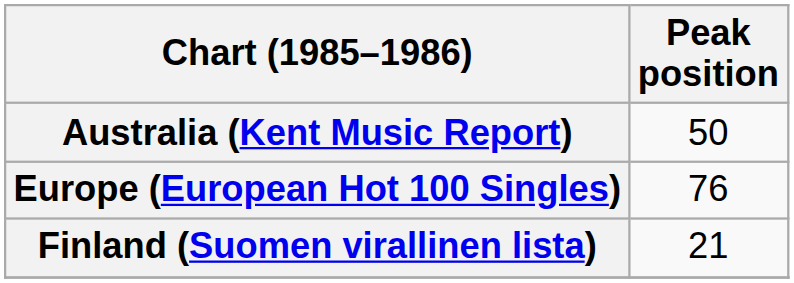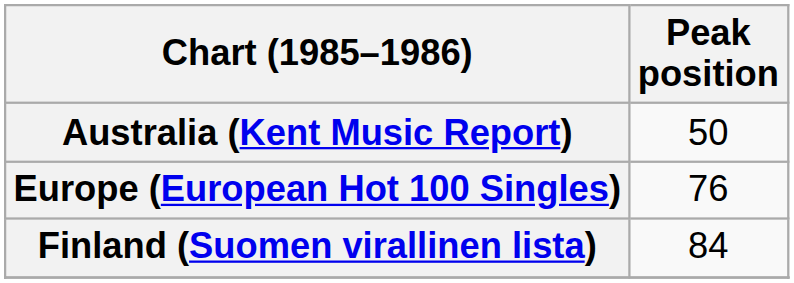(708, 246) 21 -> (708, 246) 84
